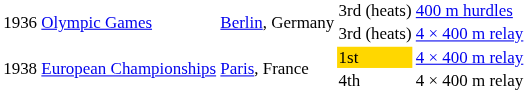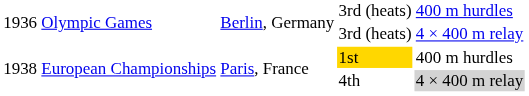(470, 57) 4 × 400 m relay -> (464, 57) 400 m hurdles
(470, 80) no background -> (470, 80) lightgrey background
